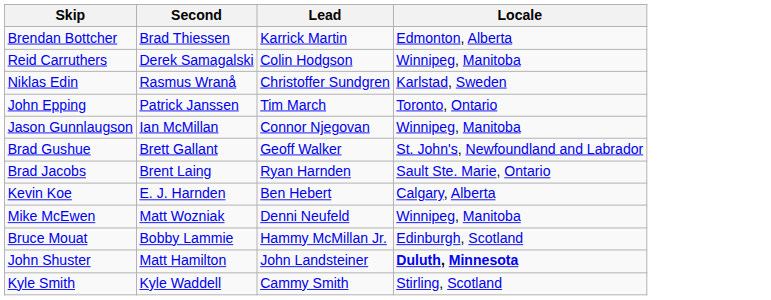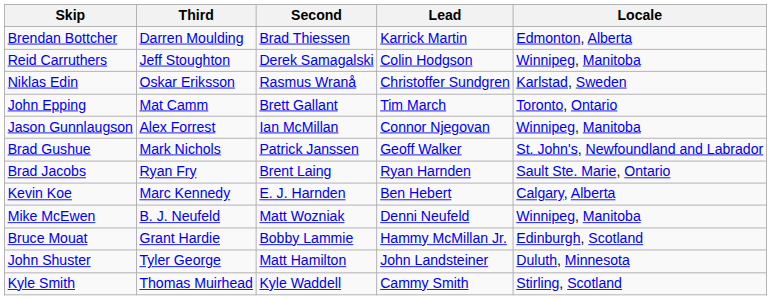+ column: (196, 15)
(189, 104) Patrick Janssen -> (299, 104) Brett Gallant
(179, 149) Brett Gallant -> (309, 149) Patrick Janssen
(457, 261) bold -> (573, 261) normal
